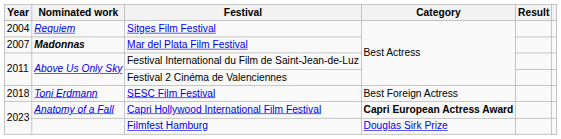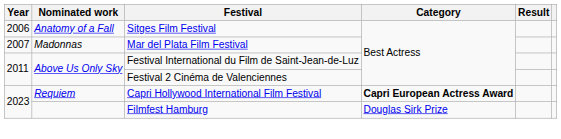(18, 28) 2004 -> (18, 28) 2006
(55, 28) Requiem -> (74, 28) Anatomy of a Fall
(60, 45) bold -> (58, 45) normal
- row: (171, 93)
(74, 110) Anatomy of a Fall -> (55, 93) Requiem
